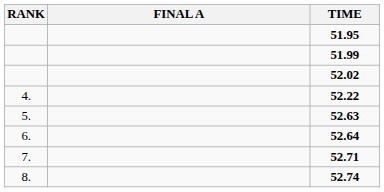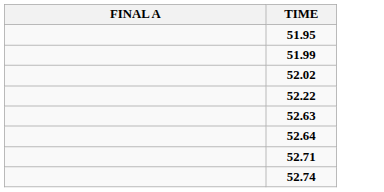- column: (26, 14)
